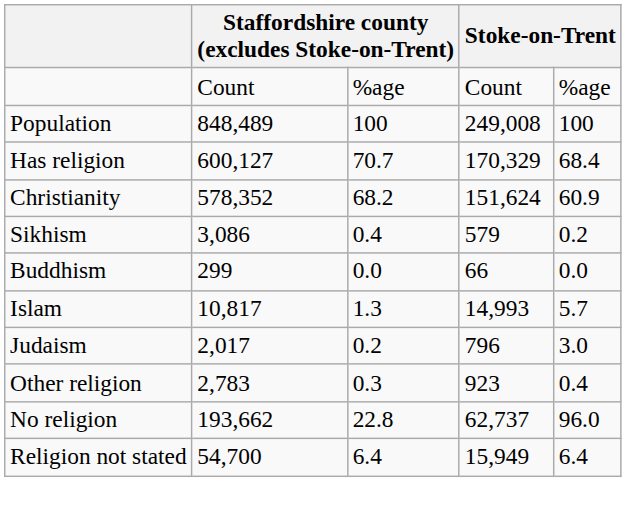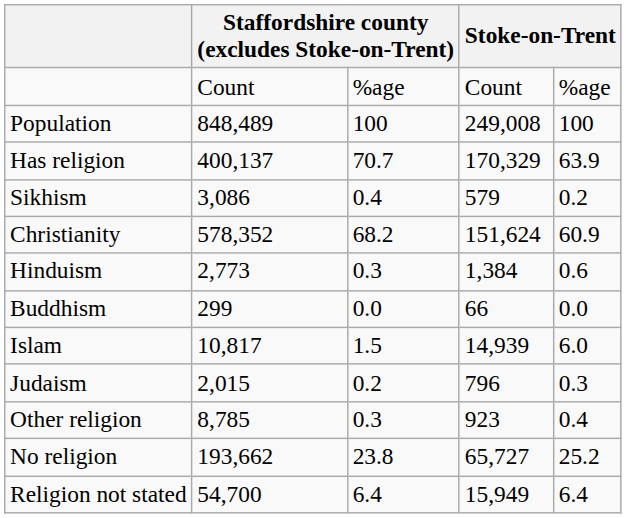(235, 160) 600,127 -> (235, 160) 400,137
(579, 160) 68.4 -> (579, 160) 63.9
rows swapped: (65, 197) <-> (48, 234)
+ row: (56, 271)
(367, 308) 1.3 -> (367, 345) 1.5
(497, 308) 14,993 -> (497, 345) 14,939
(573, 308) 5.7 -> (573, 345) 6.0
(224, 345) 2,017 -> (224, 382) 2,015
(573, 345) 3.0 -> (573, 382) 0.3
(224, 382) 2,783 -> (224, 419) 8,785
(373, 419) 22.8 -> (373, 456) 23.8
(497, 419) 62,737 -> (497, 456) 65,727
(579, 419) 96.0 -> (579, 456) 25.2
